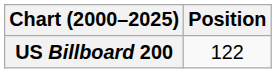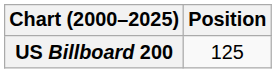(227, 51) 122 -> (227, 51) 125
